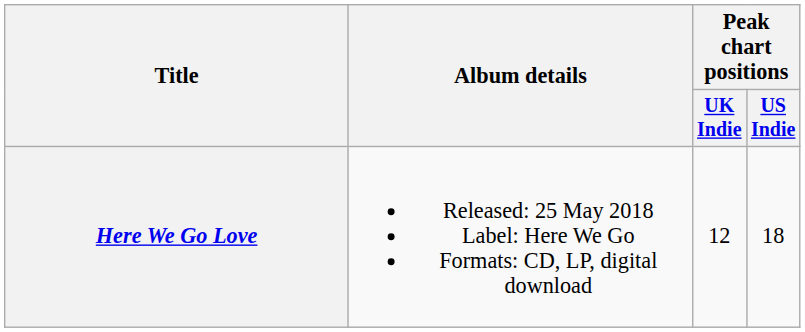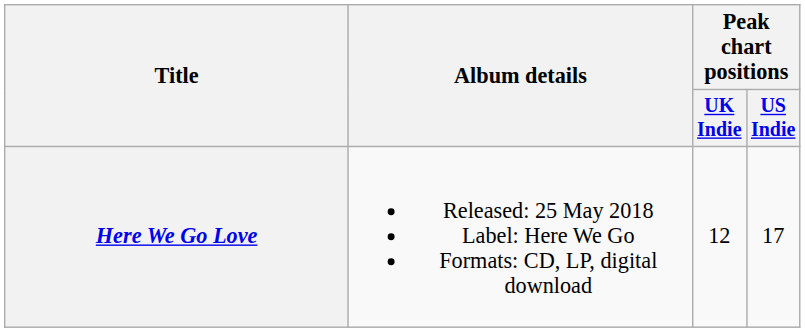(773, 236) 18 -> (773, 236) 17
